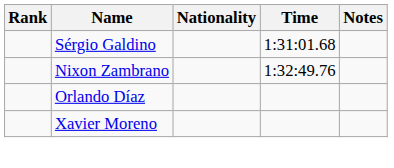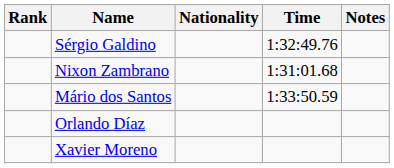(300, 44) 1:31:01.68 -> (302, 44) 1:32:49.76
(300, 70) 1:32:49.76 -> (302, 70) 1:31:01.68
+ row: (113, 96)
